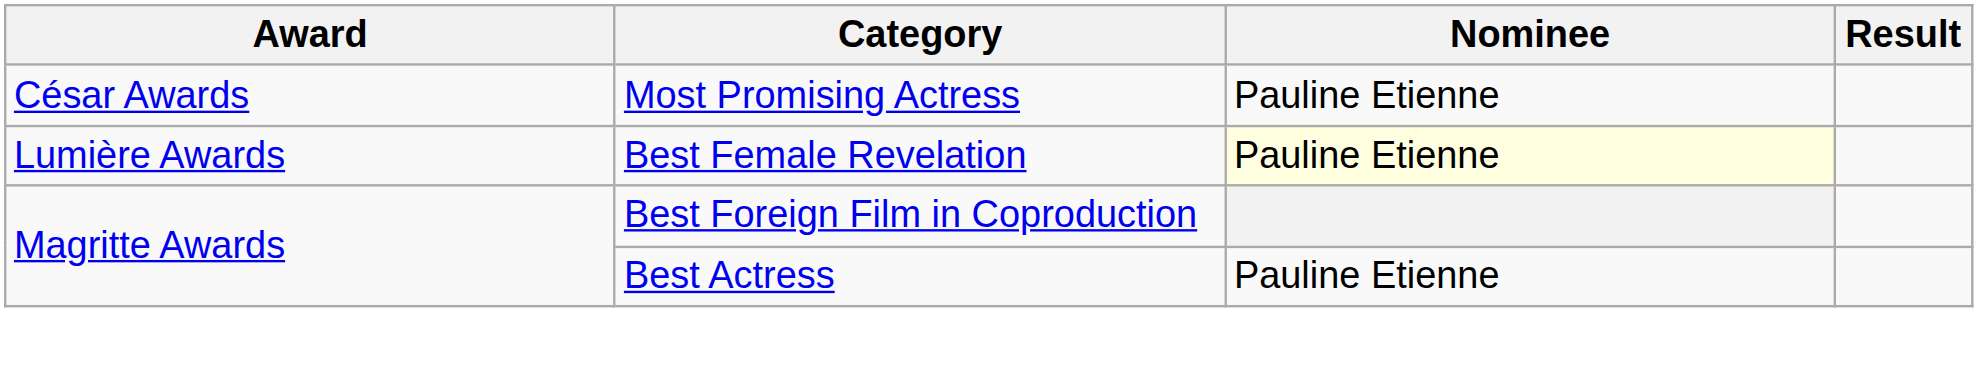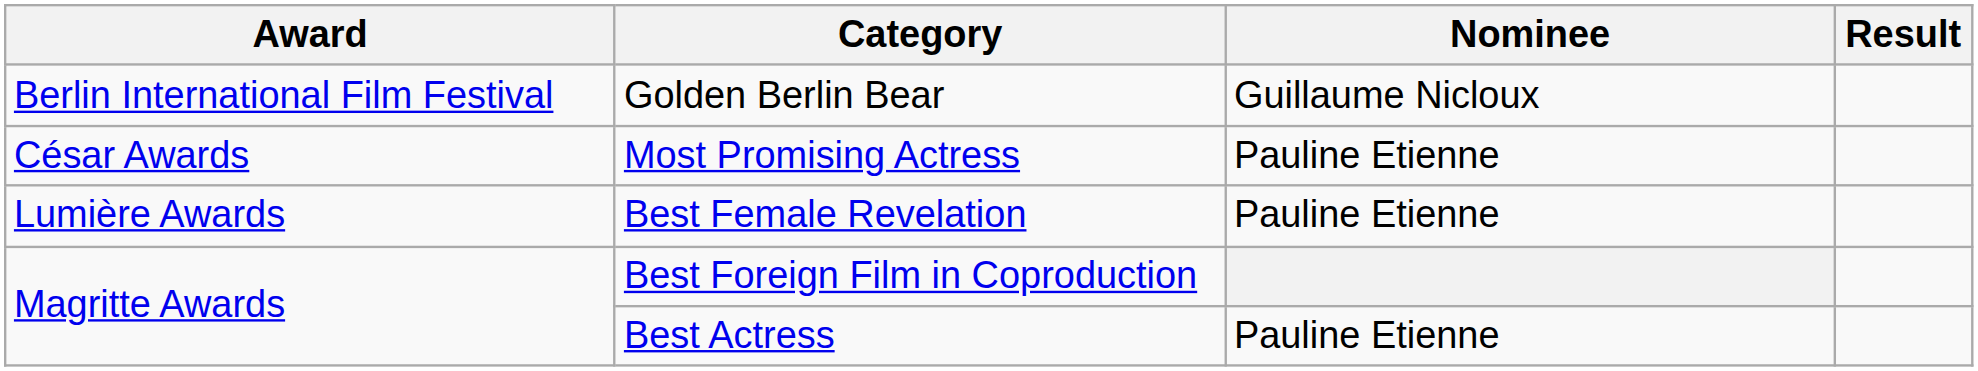+ row: (784, 94)
(1367, 154) lightyellow background -> (1367, 214) no background
